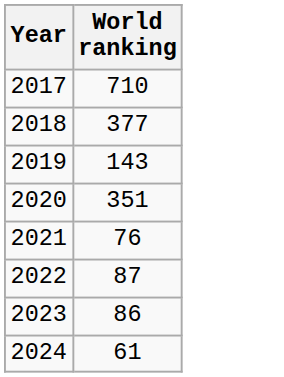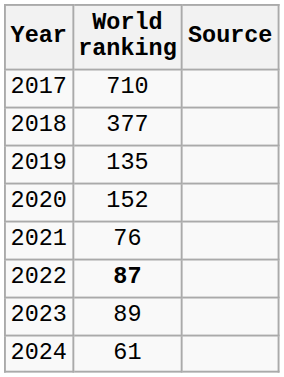+ column: (230, 38)
(127, 164) 143 -> (127, 164) 135
(127, 202) 351 -> (127, 202) 152
(127, 278) normal -> (127, 278) bold
(127, 316) 86 -> (127, 316) 89
